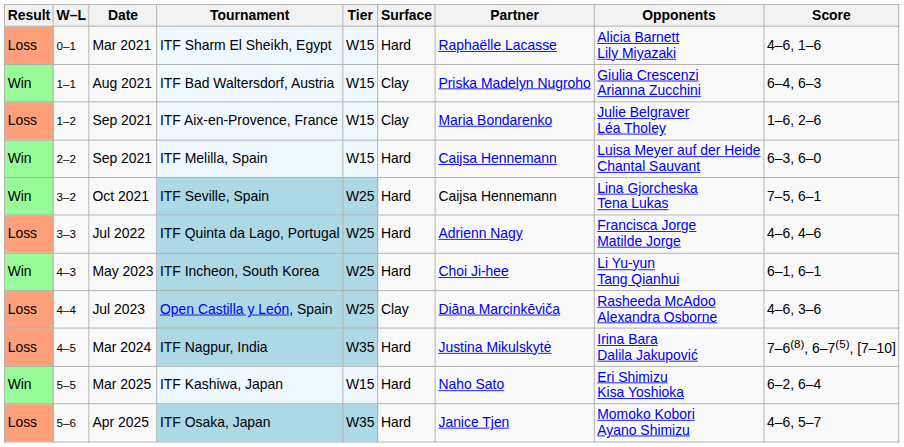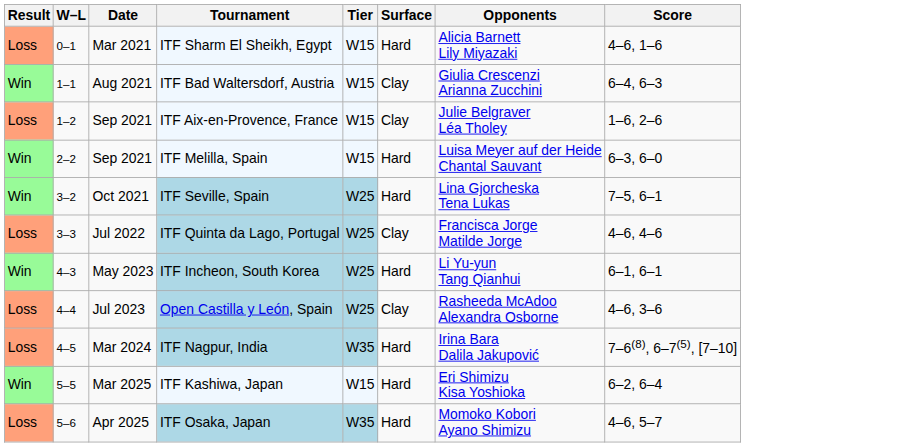- column: (515, 15)
(396, 234) Hard -> (395, 234) Clay
